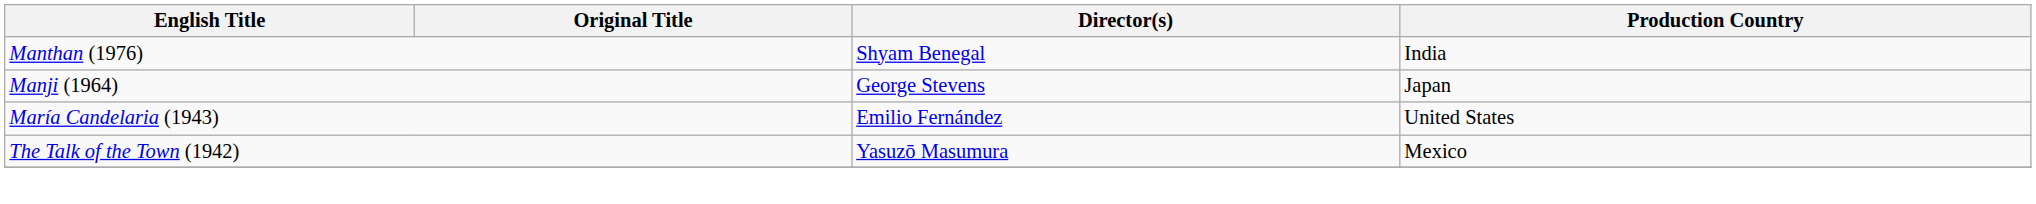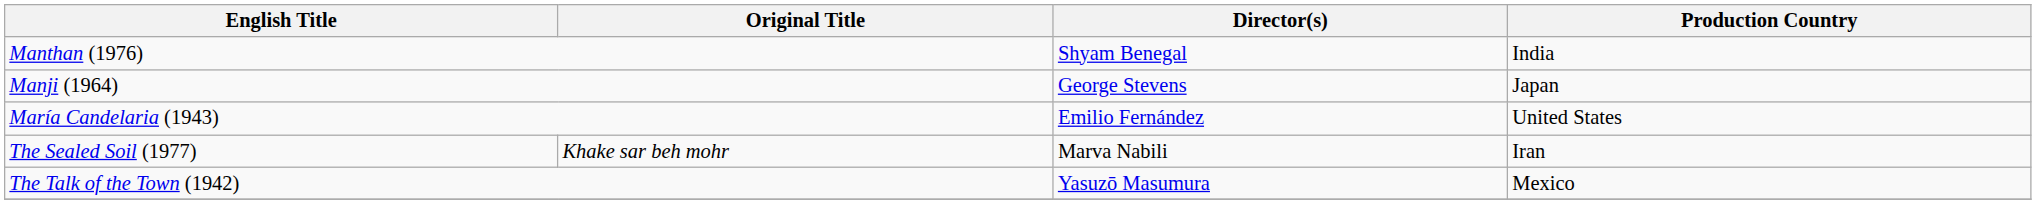+ row: (103, 150)
